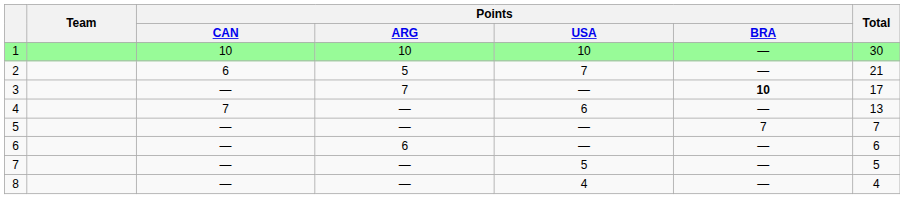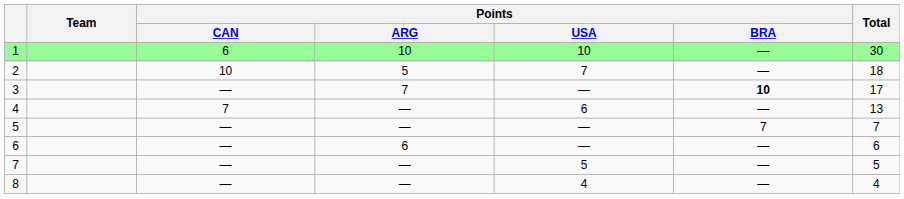(226, 52) 10 -> (226, 52) 6
(226, 71) 6 -> (226, 71) 10
(876, 71) 21 -> (876, 71) 18
